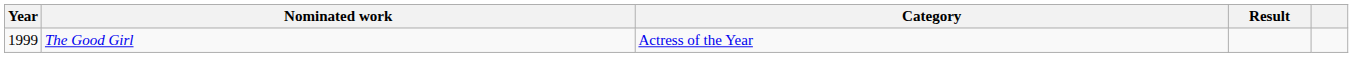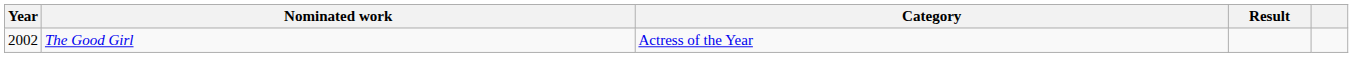(23, 40) 1999 -> (23, 40) 2002
